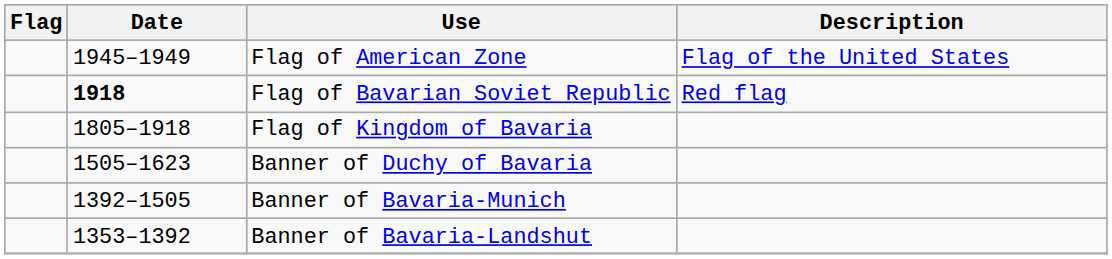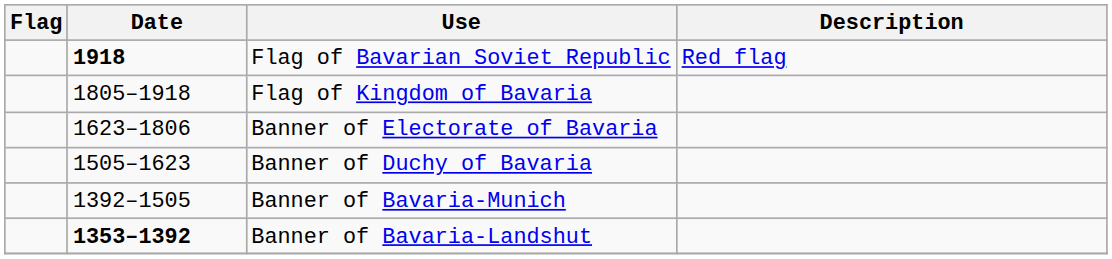- row: (389, 58)
+ row: (454, 129)
(132, 236) normal -> (132, 236) bold
